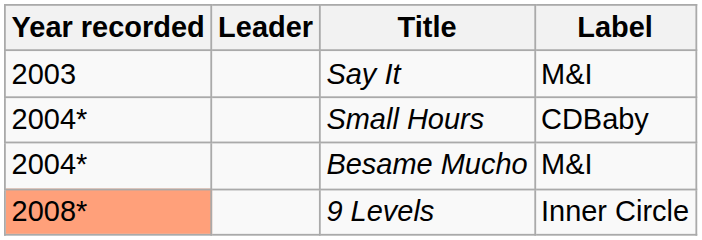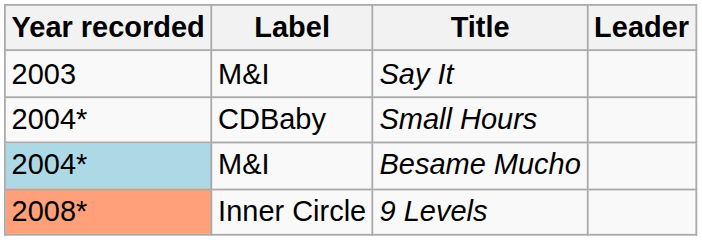columns swapped: (266, 27) <-> (615, 27)
(49, 165) no background -> (49, 165) lightblue background
